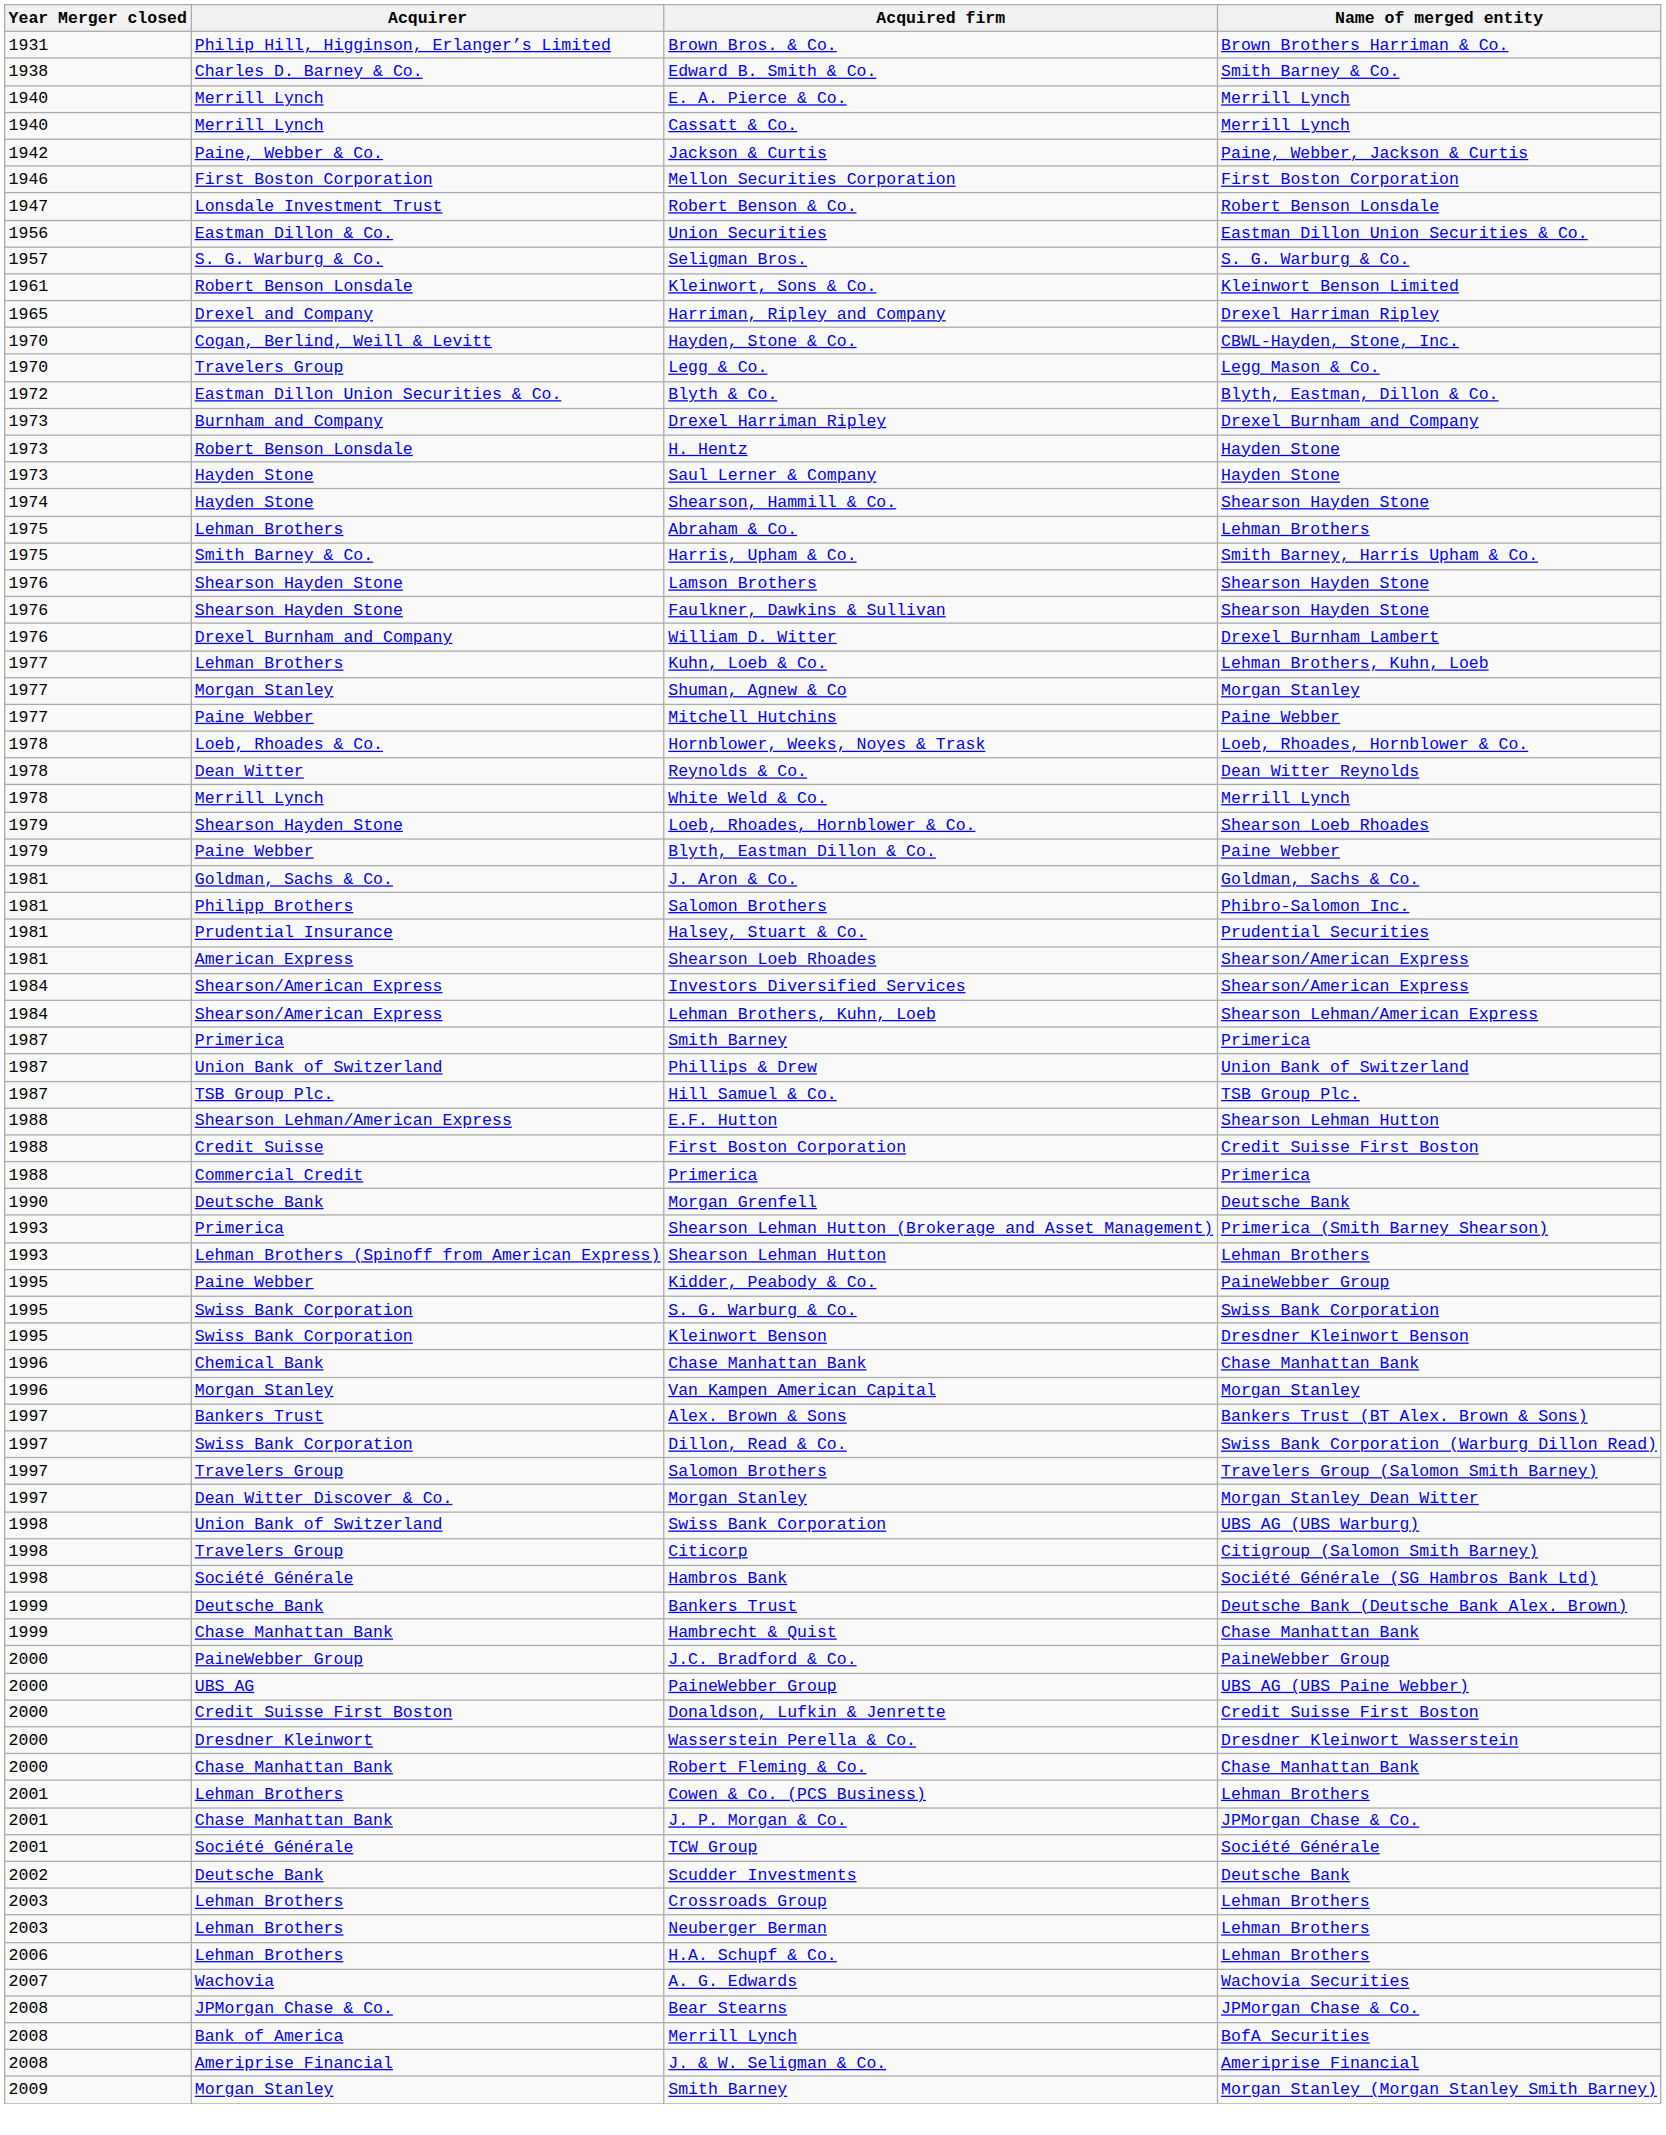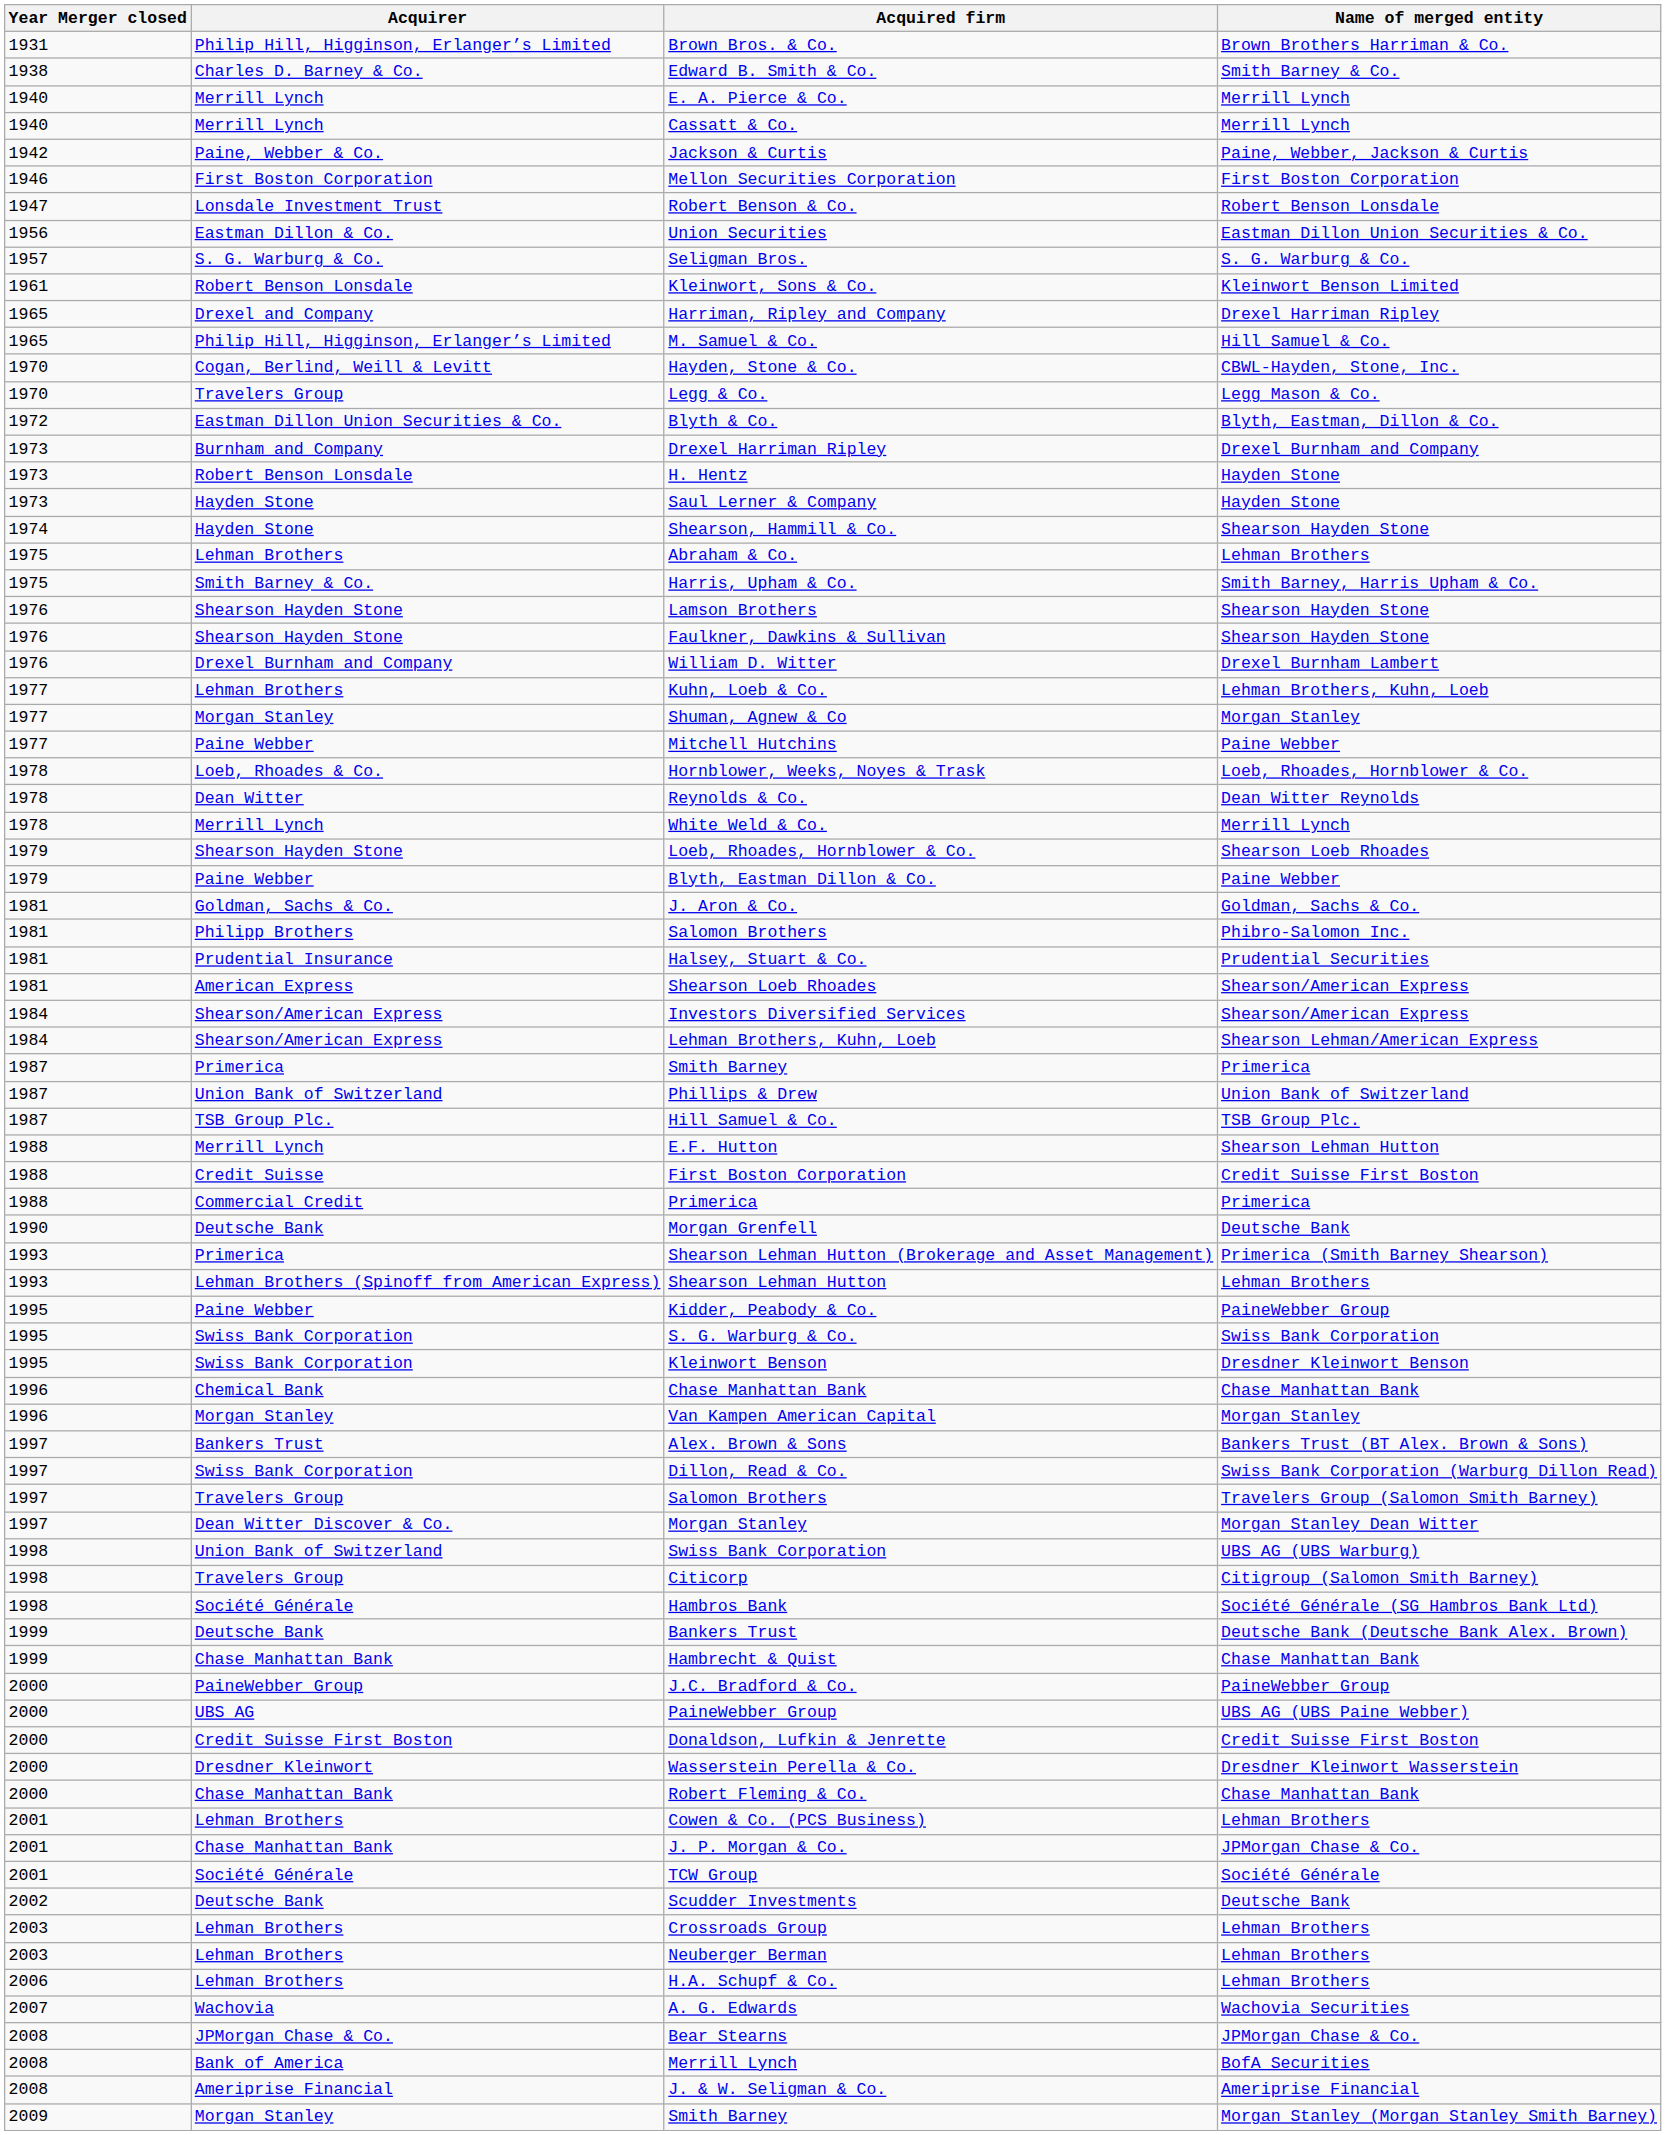+ row: (743, 341)
(353, 1121) Shearson Lehman/American Express -> (259, 1148) Merrill Lynch
